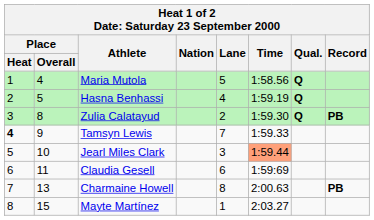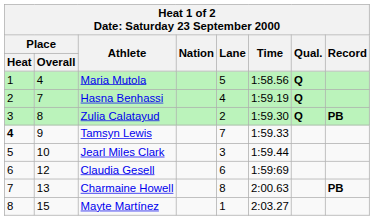(40, 98) 5 -> (40, 98) 7
(270, 152) lightsalmon background -> (270, 152) no background
(43, 170) 11 -> (43, 170) 12
